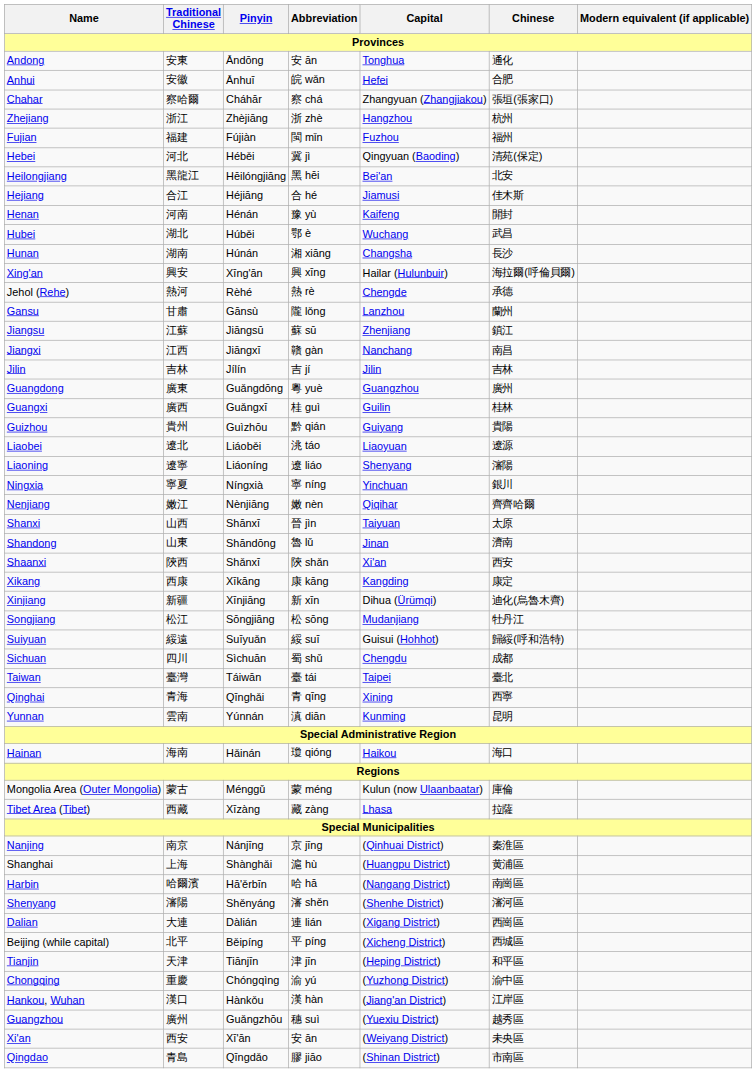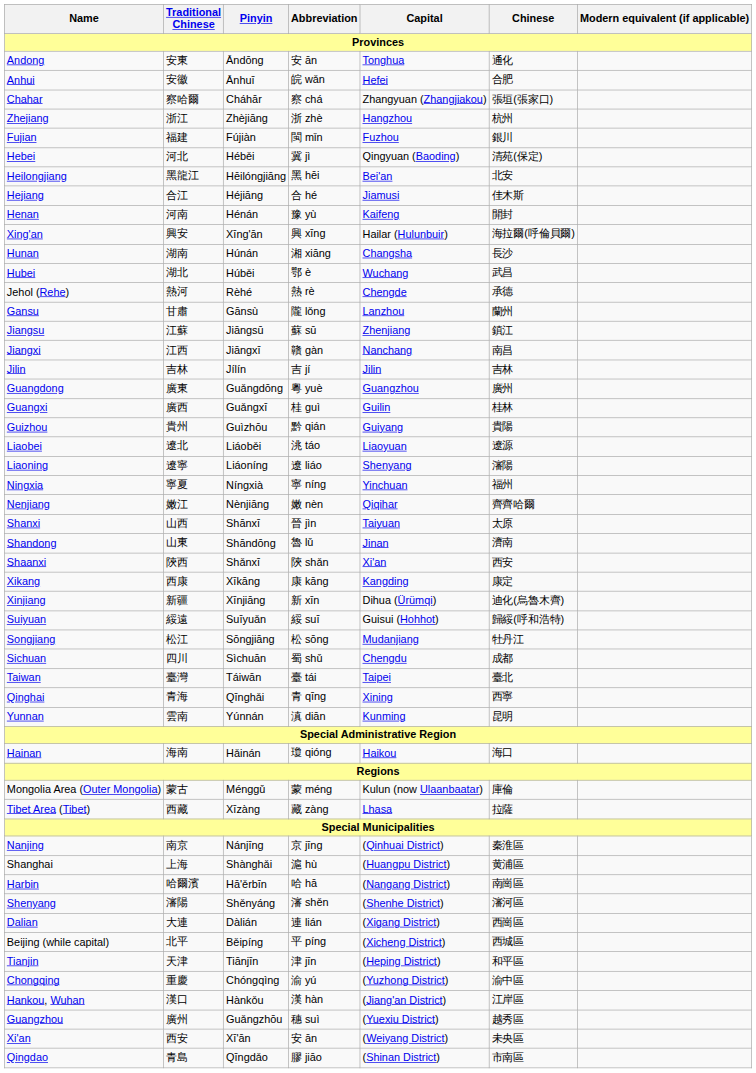(502, 137) 福州 -> (502, 137) 銀川
rows swapped: (21, 234) <-> (25, 273)
(502, 485) 銀川 -> (502, 485) 福州
rows swapped: (27, 639) <-> (31, 620)
